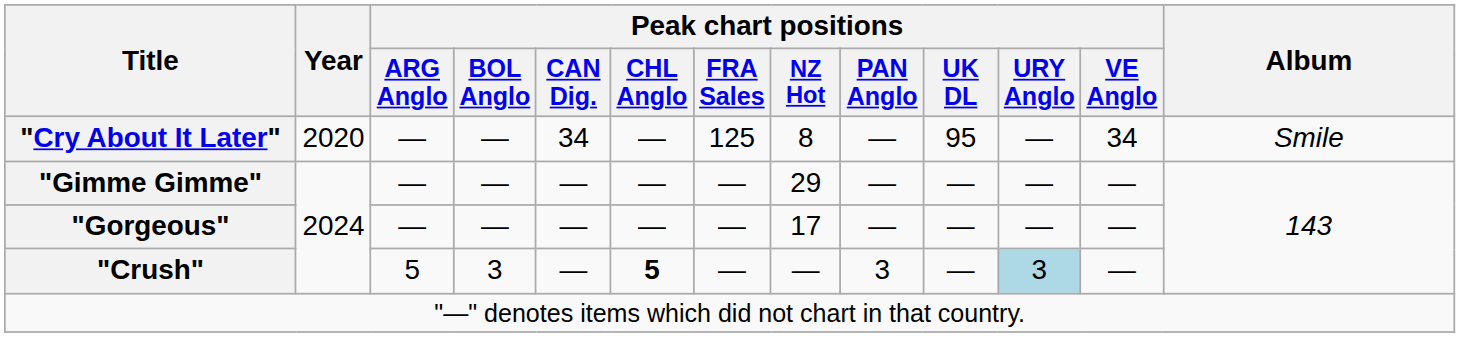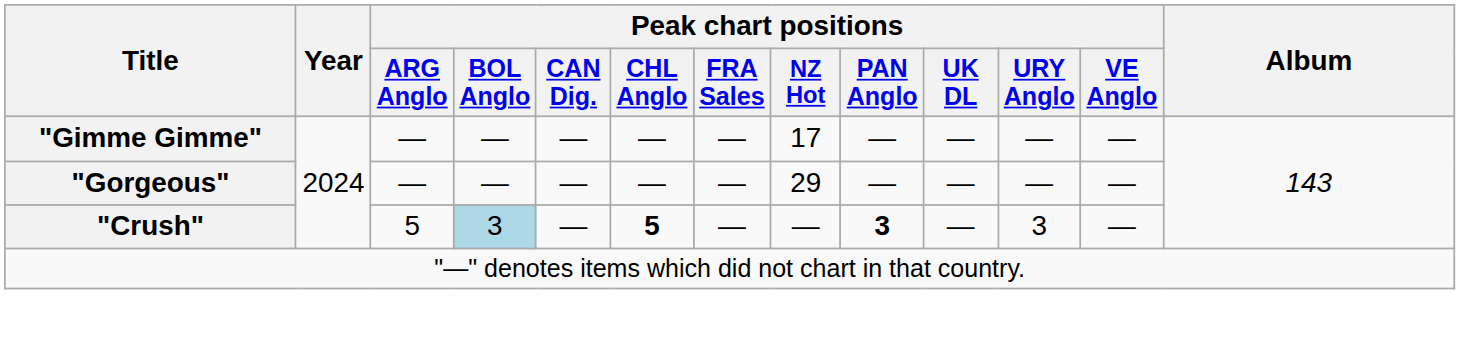- row: (150, 138)
(806, 182) 29 -> (806, 138) 17
(806, 226) 17 -> (806, 182) 29
(495, 270) no background -> (495, 226) lightblue background
(882, 270) normal -> (882, 226) bold
(1039, 270) lightblue background -> (1039, 226) no background
